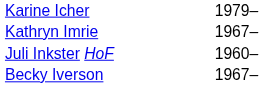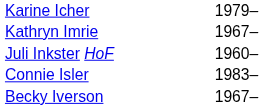+ row: (47, 75)
